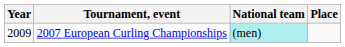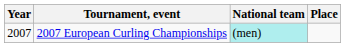(19, 33) 2009 -> (19, 33) 2007
